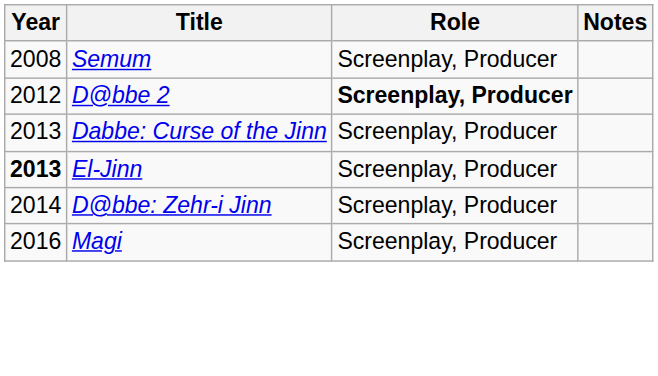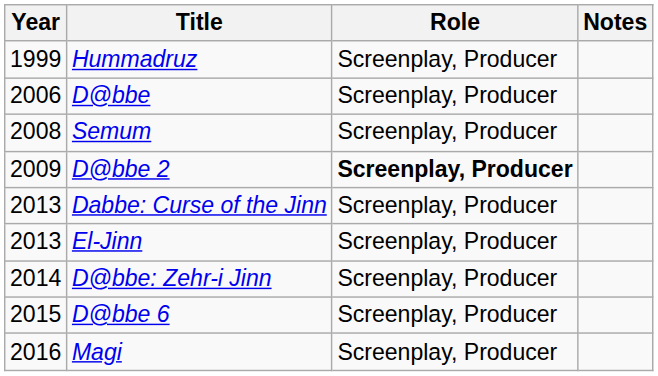+ row: (135, 59)
+ row: (111, 95)
(36, 95) 2012 -> (36, 168) 2009
(36, 168) bold -> (36, 242) normal
+ row: (121, 315)
